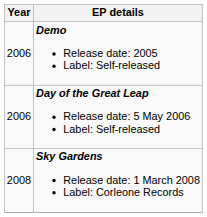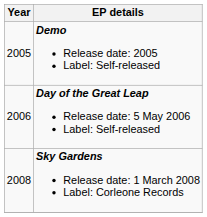(19, 53) 2006 -> (19, 53) 2005
